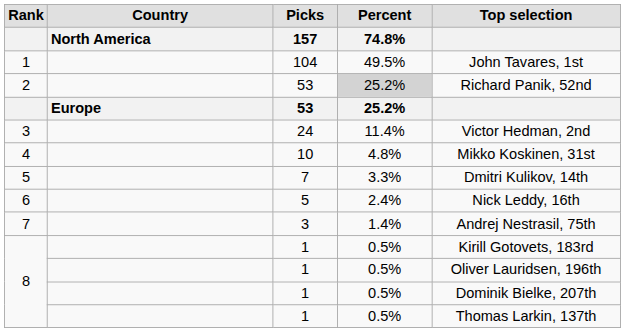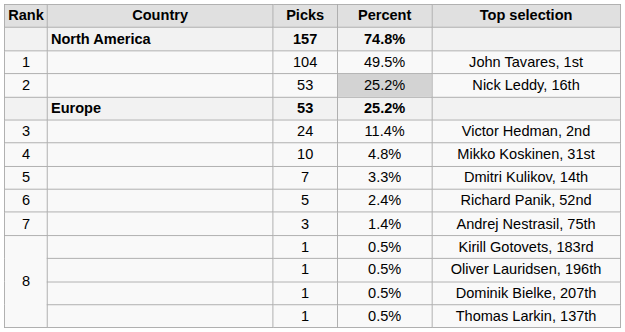(526, 85) Richard Panik, 52nd -> (526, 85) Nick Leddy, 16th
(526, 200) Nick Leddy, 16th -> (526, 200) Richard Panik, 52nd
